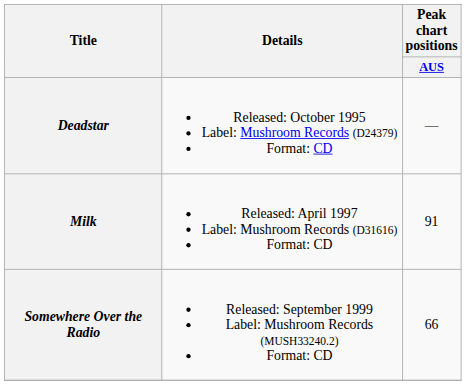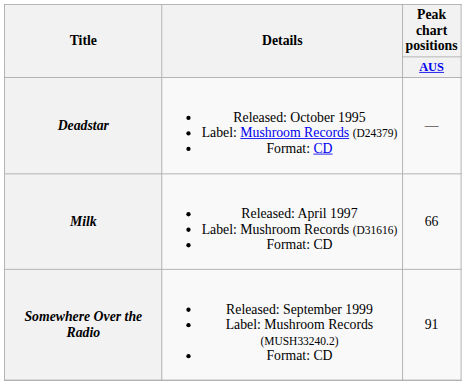(432, 221) 91 -> (432, 221) 66
(432, 324) 66 -> (432, 324) 91
